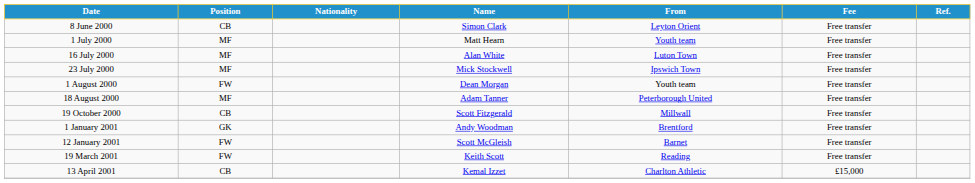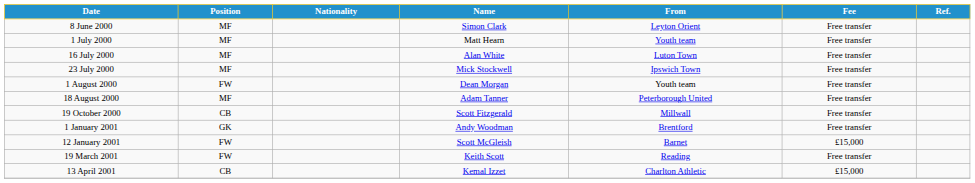(225, 26) CB -> (225, 26) MF
(849, 142) Free transfer -> (849, 142) £15,000
